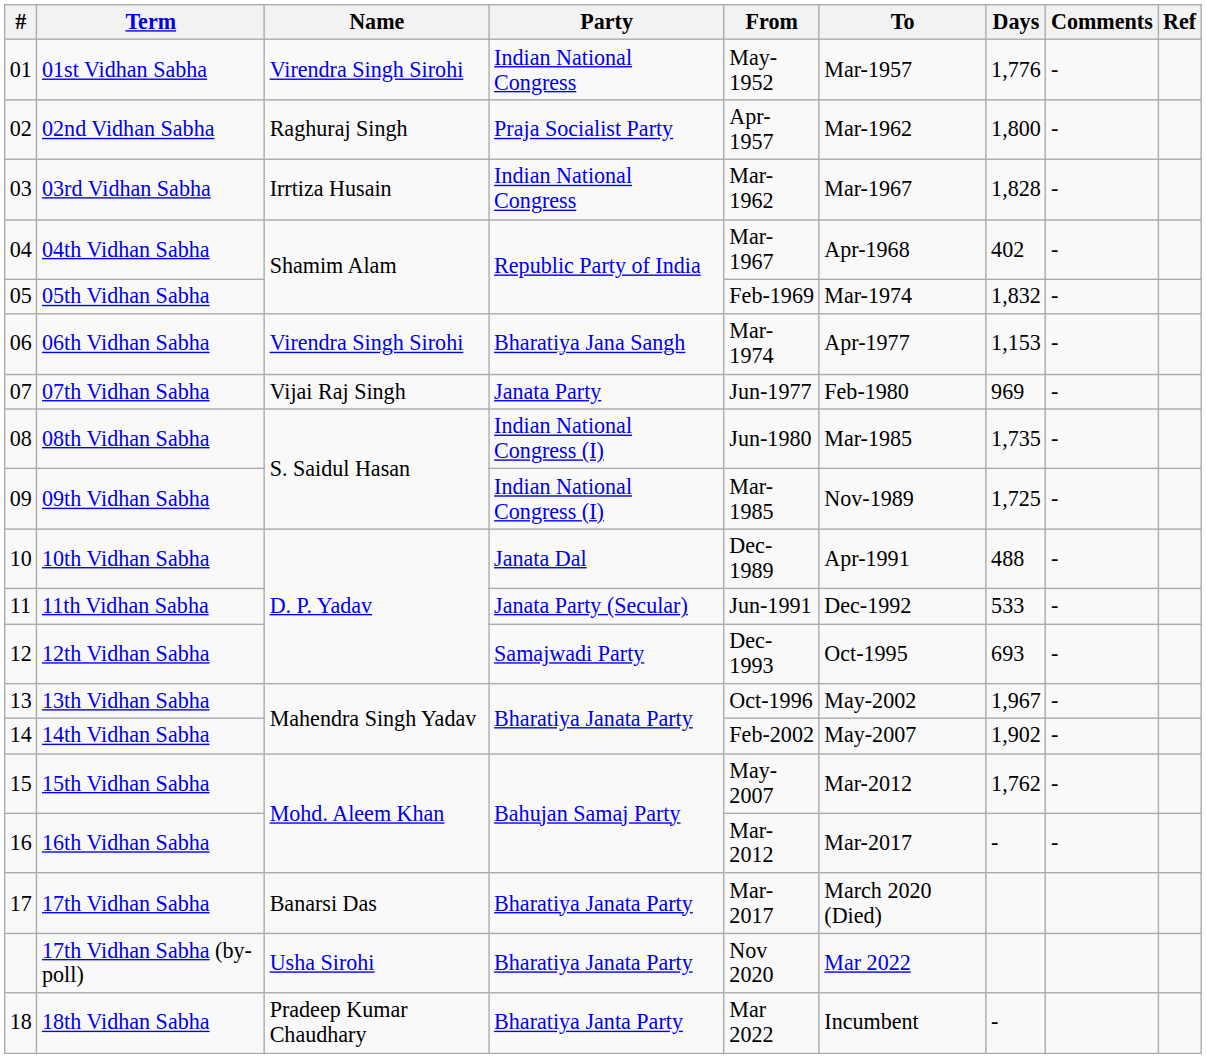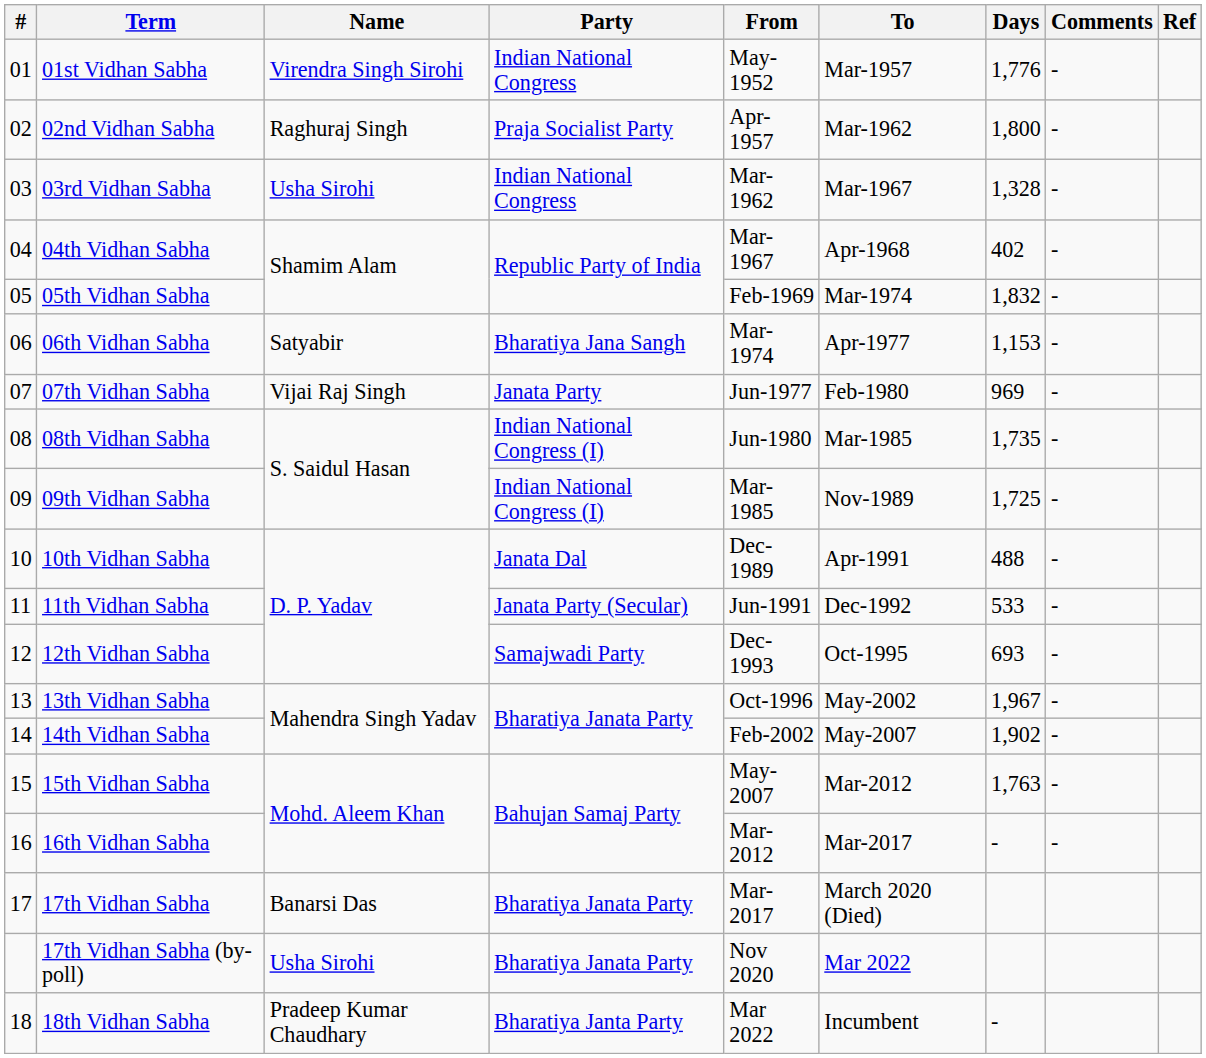(331, 189) Irrtiza Husain -> (322, 189) Usha Sirohi
(1016, 189) 1,828 -> (1016, 189) 1,328
(366, 343) Virendra Singh Sirohi -> (306, 343) Satyabir
(1016, 783) 1,762 -> (1016, 783) 1,763
